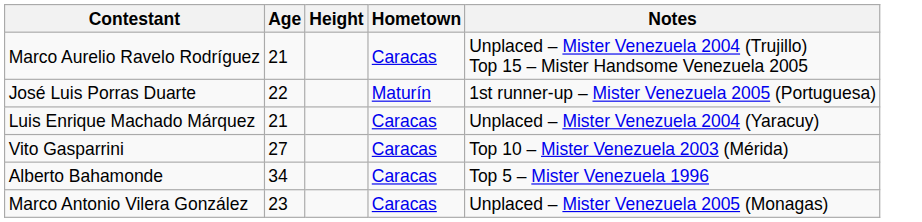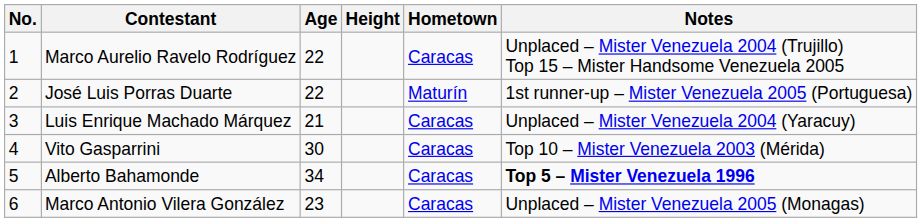+ column: (23, 19)
(278, 56) 21 -> (314, 56) 22
(278, 149) 27 -> (314, 149) 30
(589, 177) normal -> (630, 177) bold
